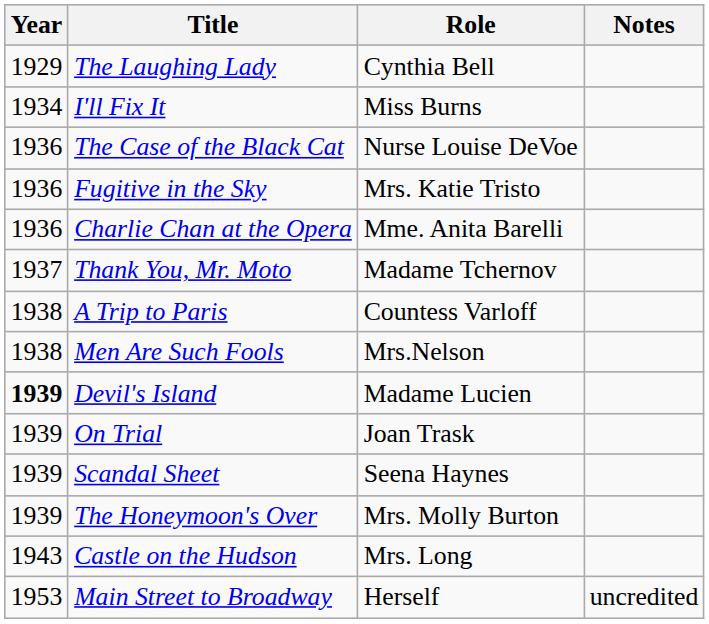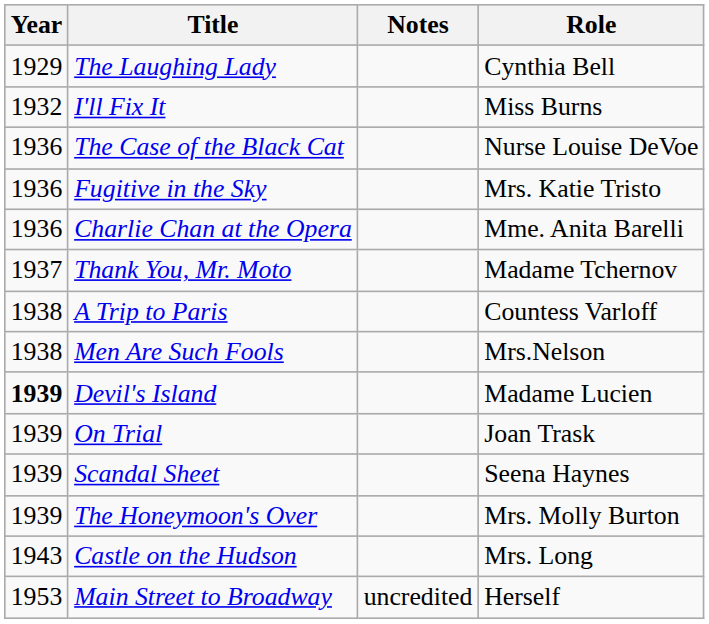columns swapped: (471, 24) <-> (644, 24)
(37, 106) 1934 -> (37, 106) 1932
